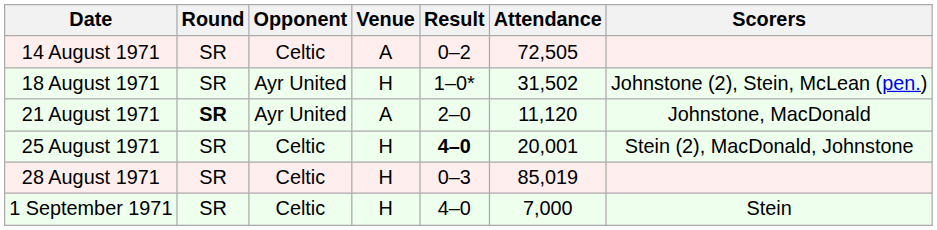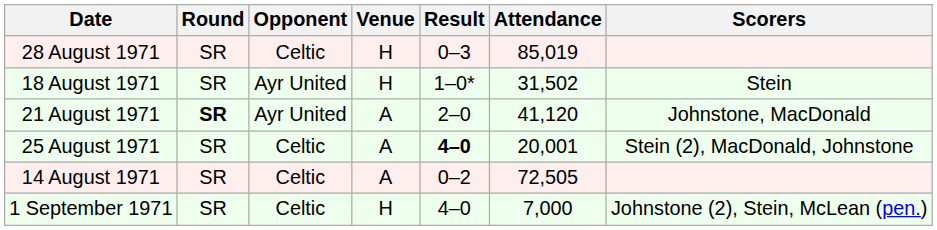rows swapped: (91, 51) <-> (91, 177)
(769, 83) Johnstone (2), Stein, McLean (pen.) -> (769, 83) Stein
(548, 114) 11,120 -> (548, 114) 41,120
(386, 146) H -> (386, 146) A
(769, 209) Stein -> (769, 209) Johnstone (2), Stein, McLean (pen.)
